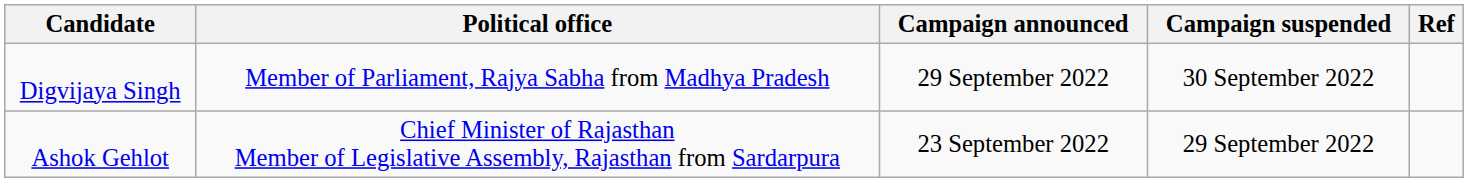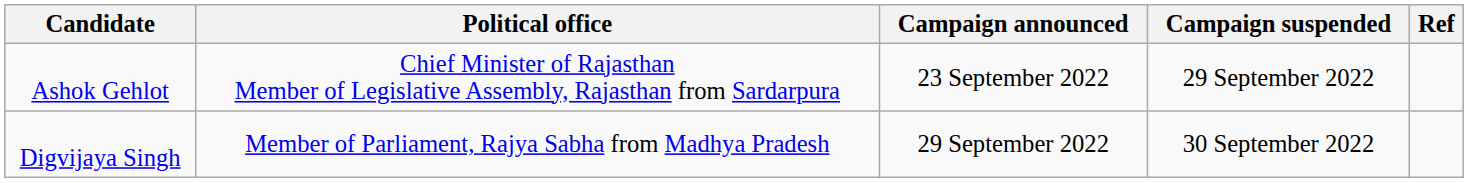rows swapped: (100, 157) <-> (100, 90)
